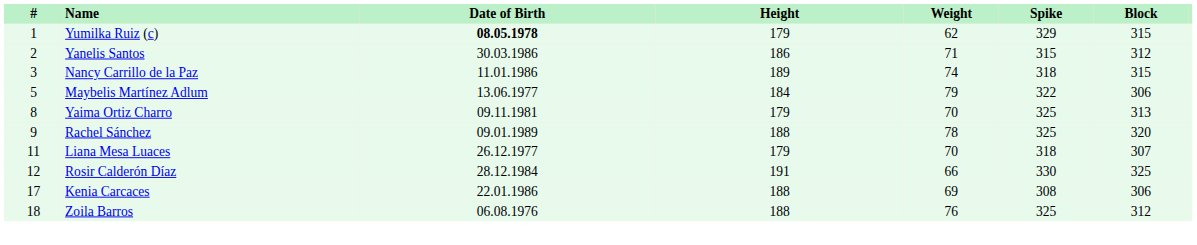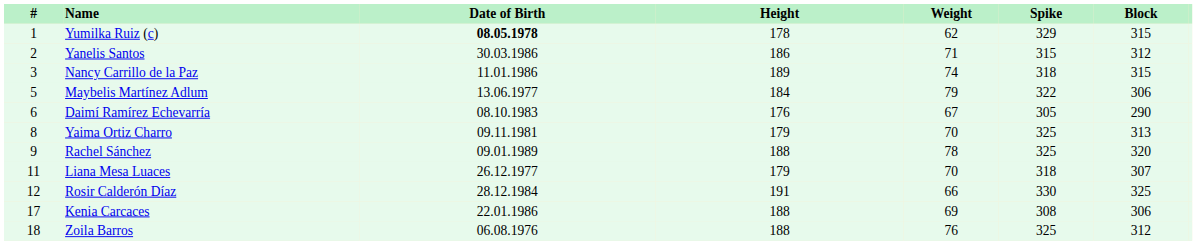(780, 33) 179 -> (780, 33) 178
+ row: (138, 112)
